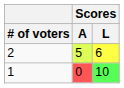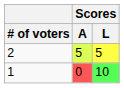(99, 53) 6 -> (99, 53) 5
